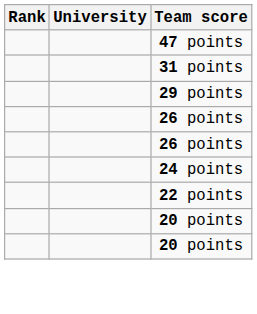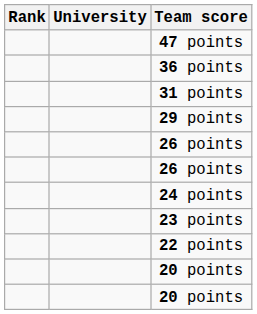+ row: (27, 68)
+ row: (27, 221)
